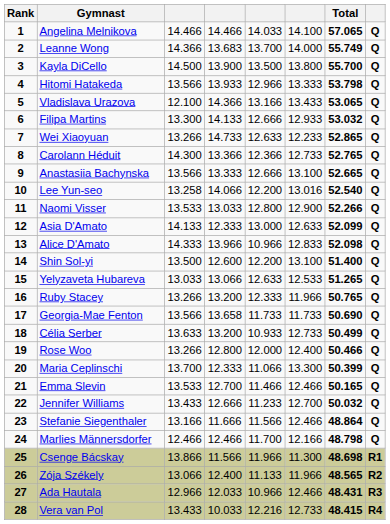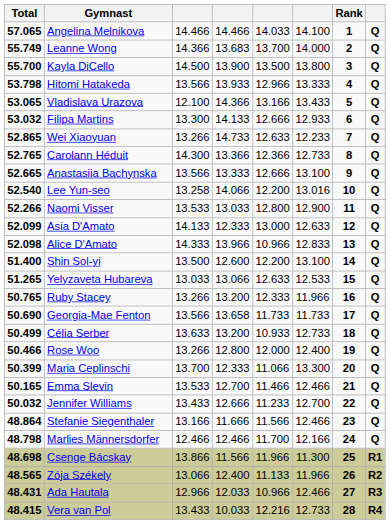columns swapped: (21, 13) <-> (345, 13)
